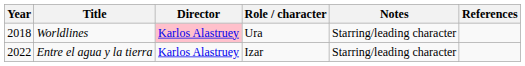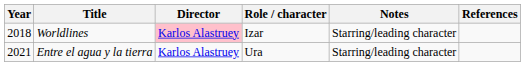(254, 33) Ura -> (254, 33) Izar
(19, 52) 2022 -> (19, 52) 2021
(254, 52) Izar -> (254, 52) Ura
